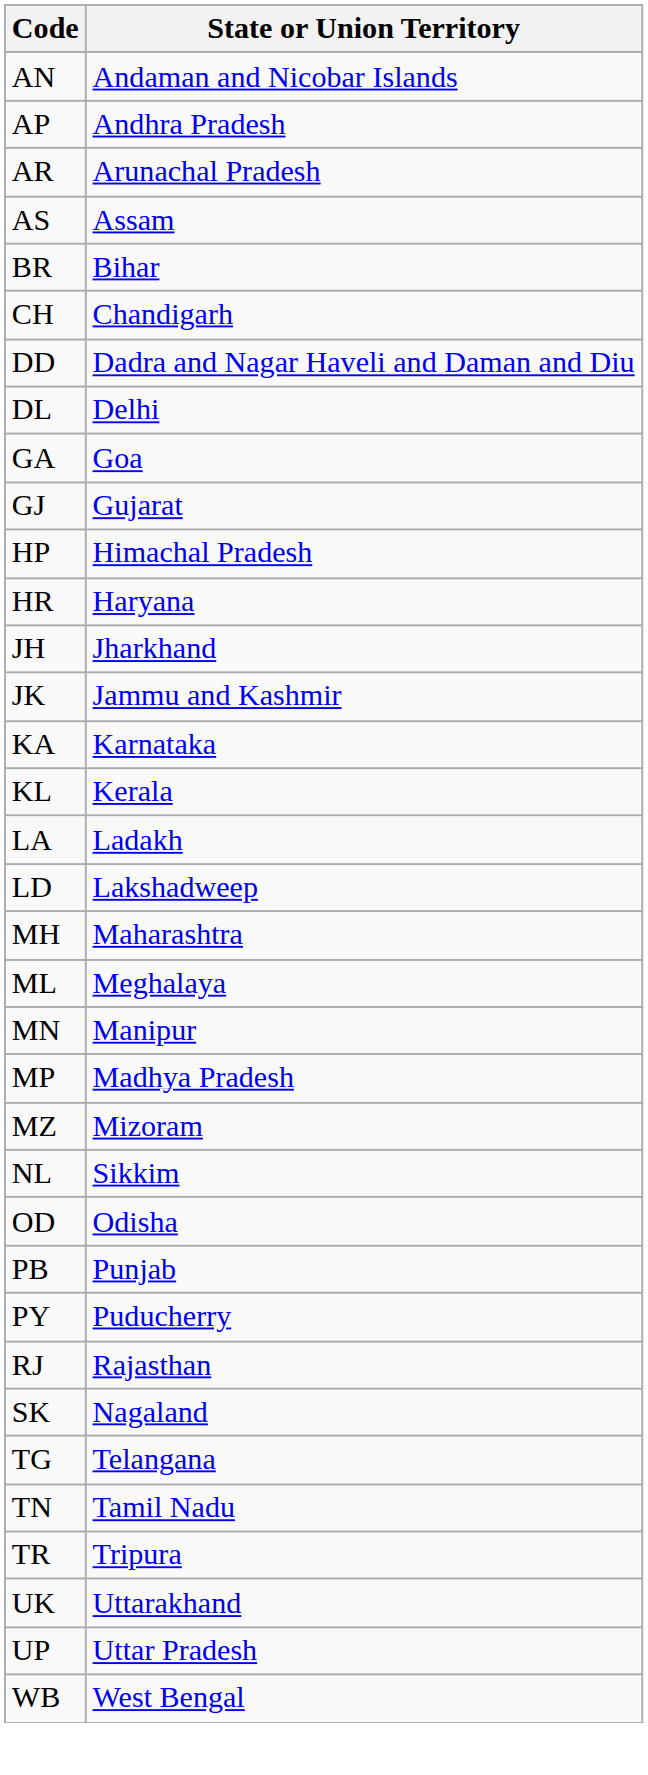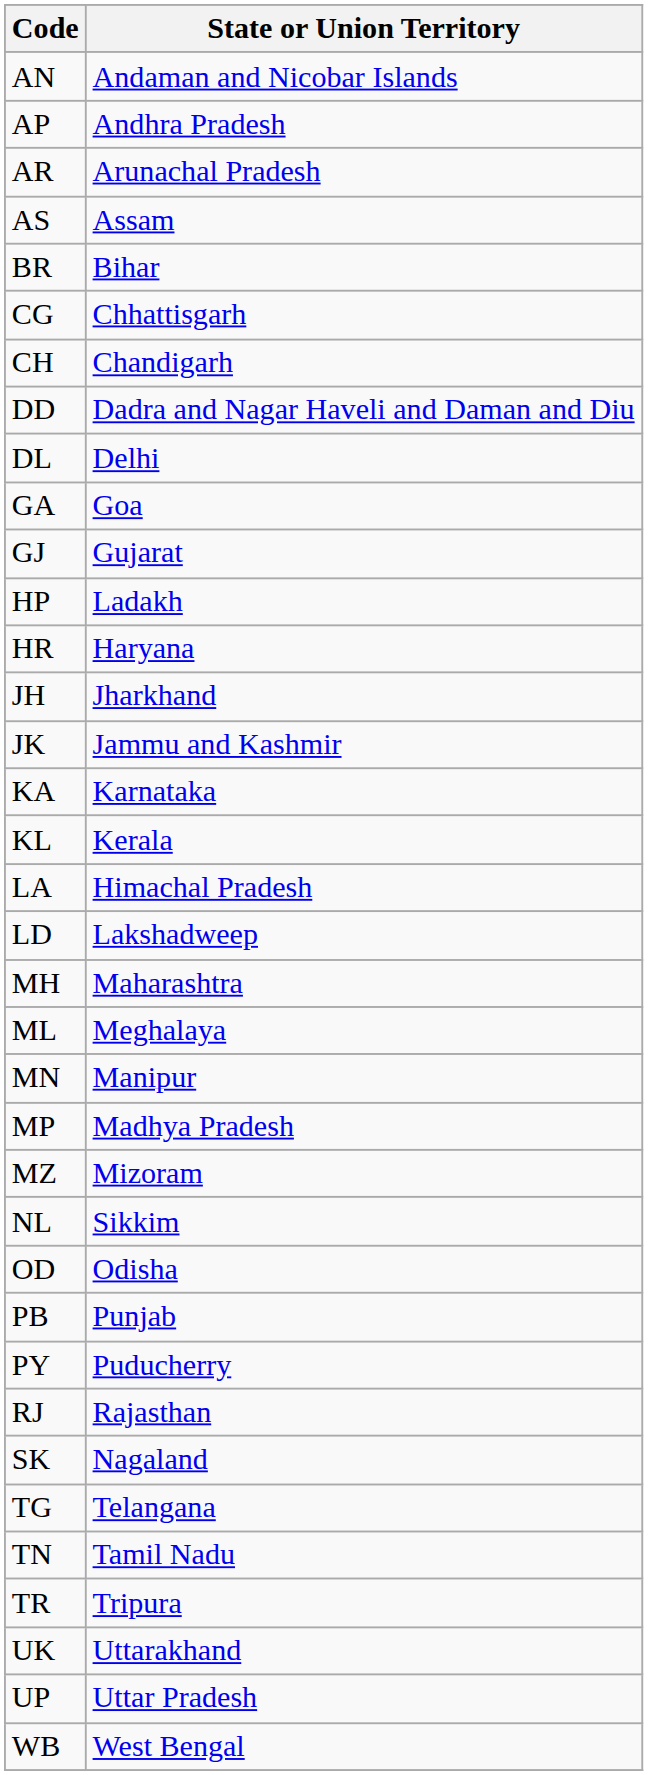+ row: (33, 314)
(202, 553) Himachal Pradesh -> (138, 600) Ladakh
(138, 839) Ladakh -> (202, 887) Himachal Pradesh
